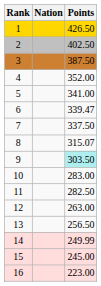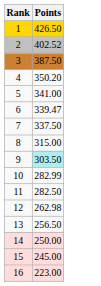- column: (49, 12)
(81, 45) 402.50 -> (48, 45) 402.52
(81, 77) 352.00 -> (48, 77) 350.20
(81, 143) 315.07 -> (48, 143) 315.00
(81, 175) 283.00 -> (48, 175) 282.99
(81, 208) 263.00 -> (48, 208) 262.98
(81, 240) 249.99 -> (48, 240) 250.00
